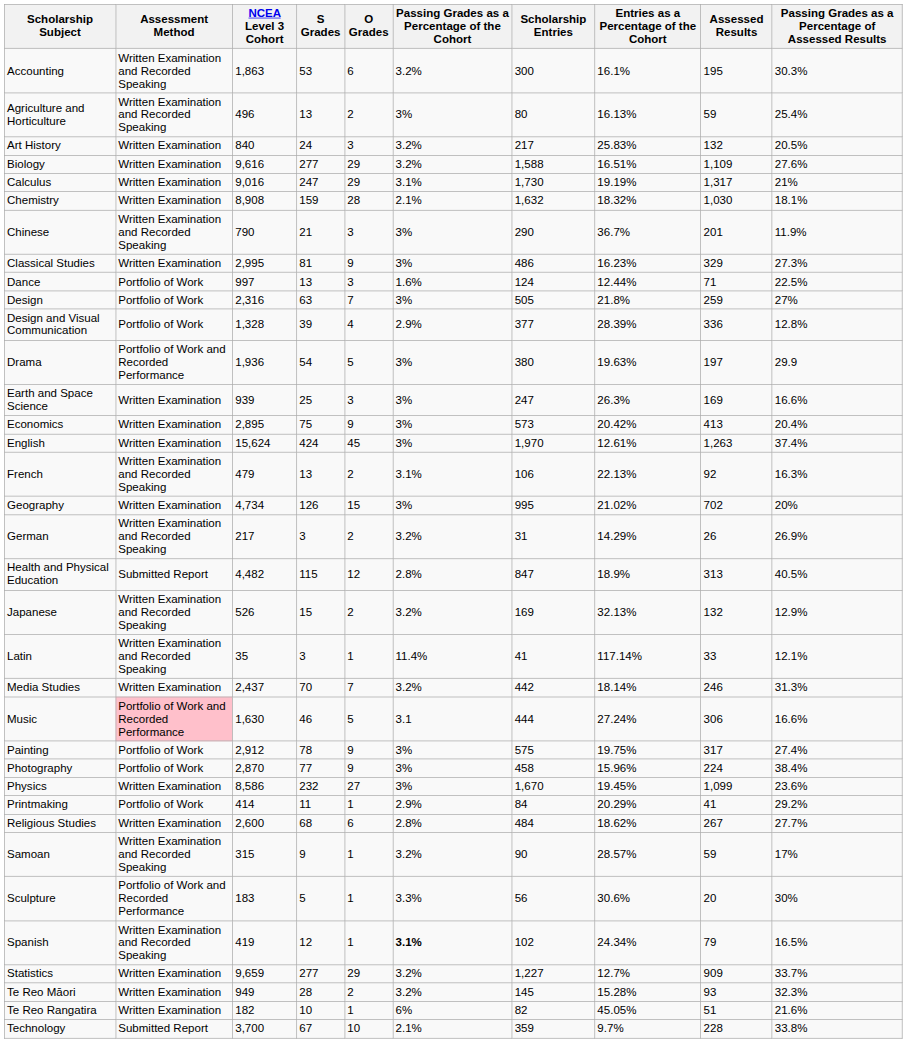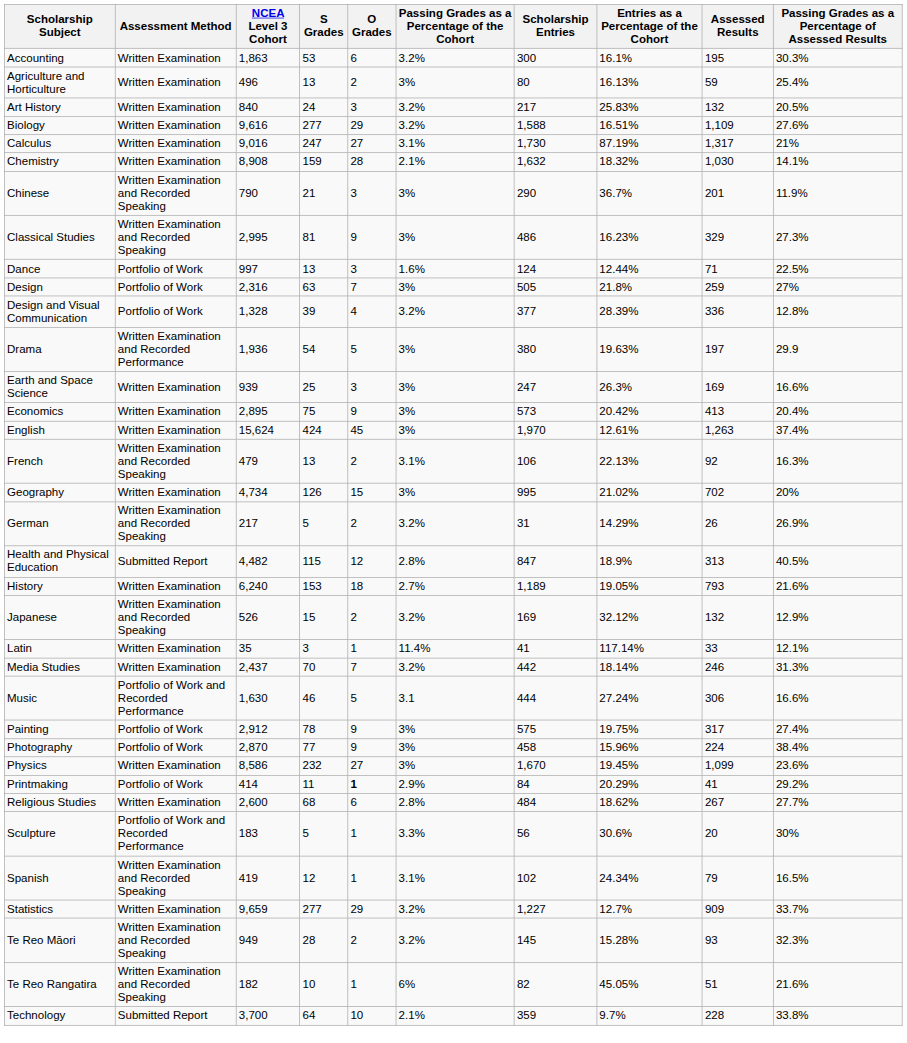(170, 70) Written Examination and Recorded Speaking -> (169, 57) Written Examination
(170, 114) Written Examination and Recorded Speaking -> (169, 82) Written Examination
(354, 182) 29 -> (357, 143) 27
(617, 182) 19.19% -> (619, 143) 87.19%
(791, 201) 18.1% -> (792, 162) 14.1%
(170, 263) Written Examination -> (169, 237) Written Examination and Recorded Speaking
(409, 324) 2.9% -> (412, 311) 3.2%
(172, 362) Portfolio of Work and Recorded Performance -> (169, 349) Written Examination and Recorded Performance
(302, 536) 3 -> (306, 523) 5
+ row: (25, 586)
(617, 612) 32.13% -> (619, 617) 32.12%
(170, 656) Written Examination and Recorded Speaking -> (169, 648) Written Examination
(172, 718) pink background -> (172, 698) no background
(350, 805) normal -> (354, 784) bold
- row: (28, 854)
(409, 942) bold -> (412, 878) normal
(170, 992) Written Examination -> (169, 940) Written Examination and Recorded Speaking
(170, 1010) Written Examination -> (169, 984) Written Examination and Recorded Speaking
(306, 1028) 67 -> (309, 1015) 64
